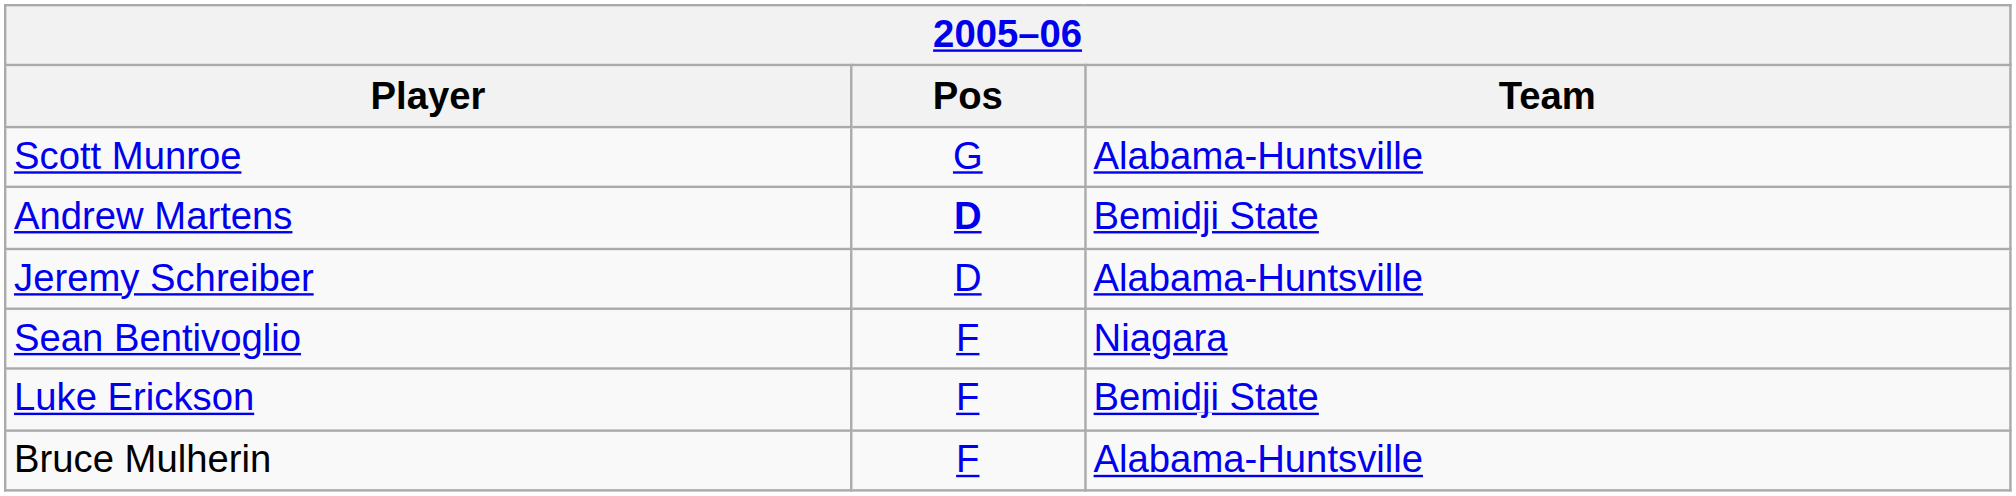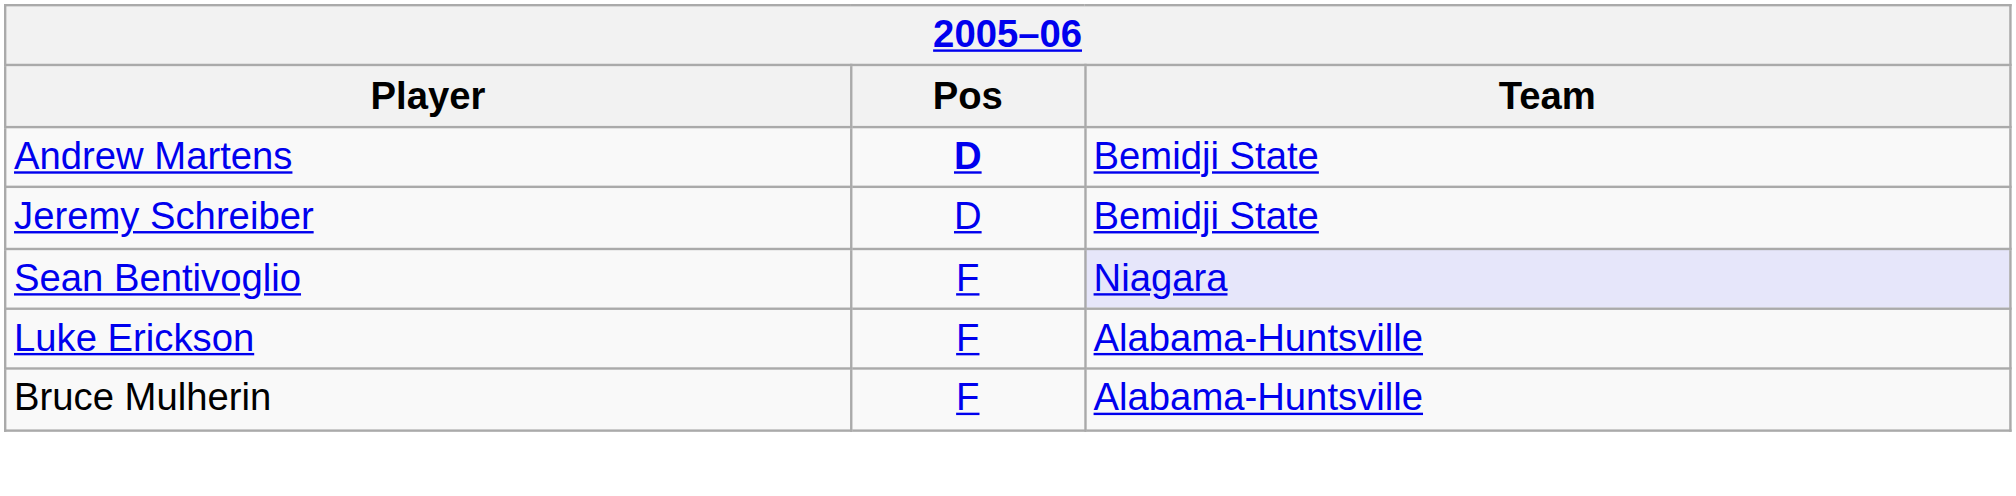- row: (128, 156)
(1258, 277) Alabama-Huntsville -> (1206, 216) Bemidji State
(1161, 338) no background -> (1161, 277) lavender background
(1206, 398) Bemidji State -> (1258, 338) Alabama-Huntsville
